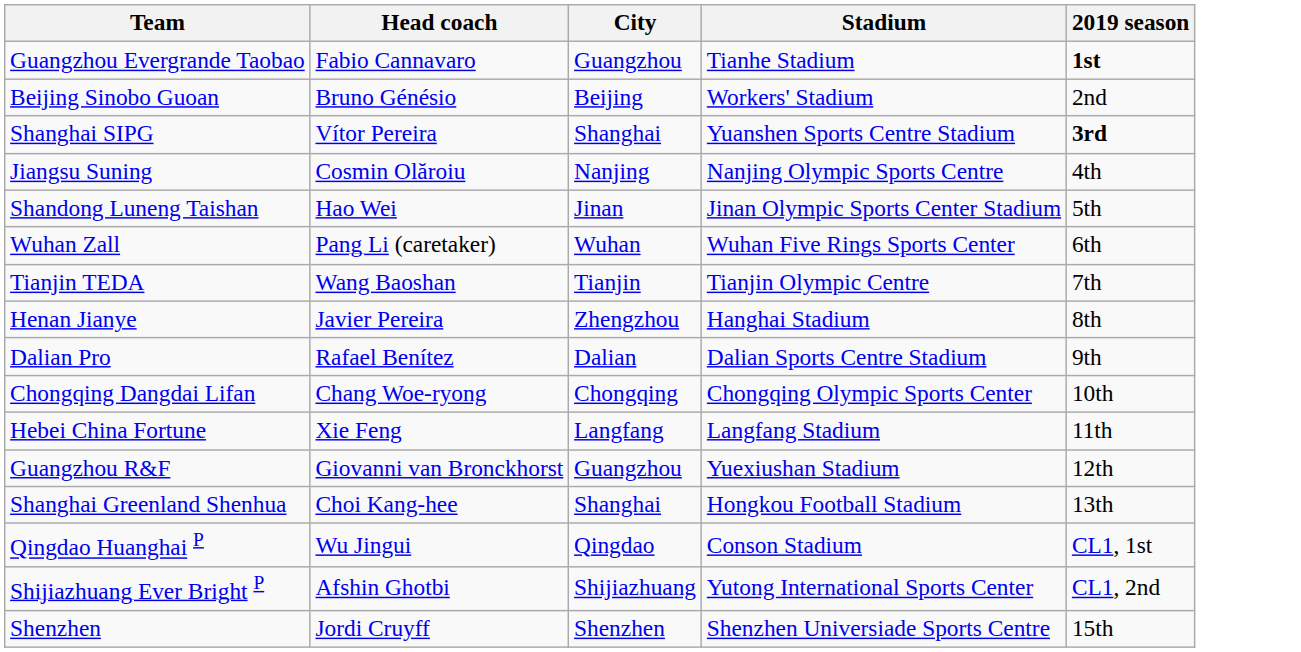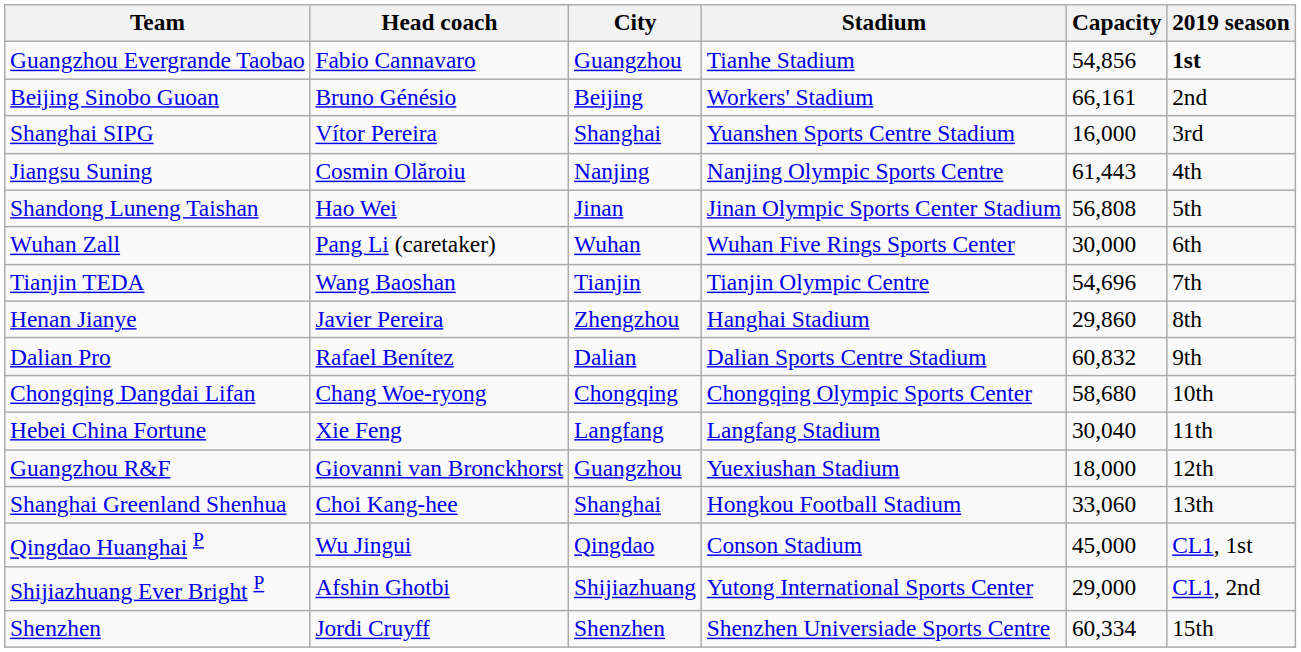+ column: (1117, 23)
(1089, 134) bold -> (1188, 134) normal
